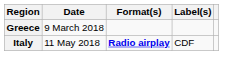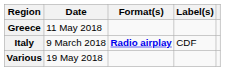(74, 27) 9 March 2018 -> (74, 27) 11 May 2018
(72, 43) 11 May 2018 -> (76, 43) 9 March 2018
+ row: (24, 58)
